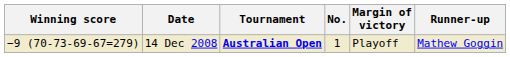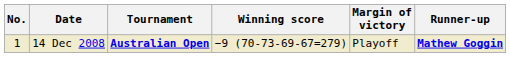columns swapped: (337, 20) <-> (73, 20)
(460, 44) normal -> (460, 44) bold
